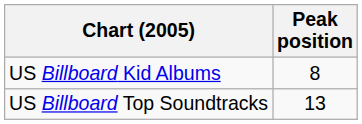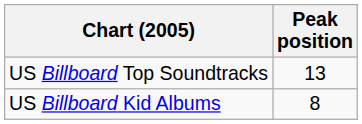rows swapped: (139, 103) <-> (115, 72)
